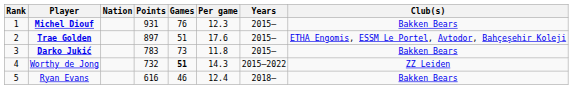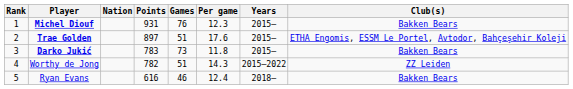(151, 64) 732 -> (151, 64) 782
(182, 64) bold -> (182, 64) normal
